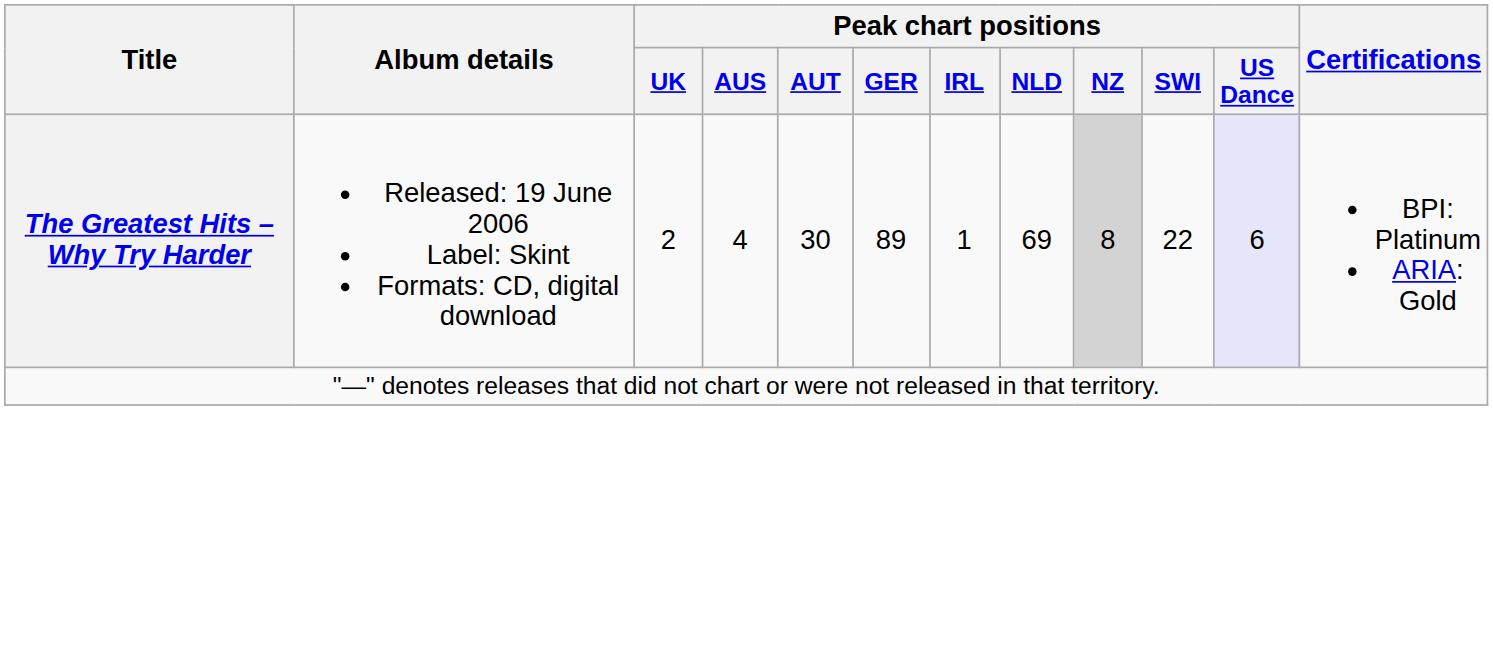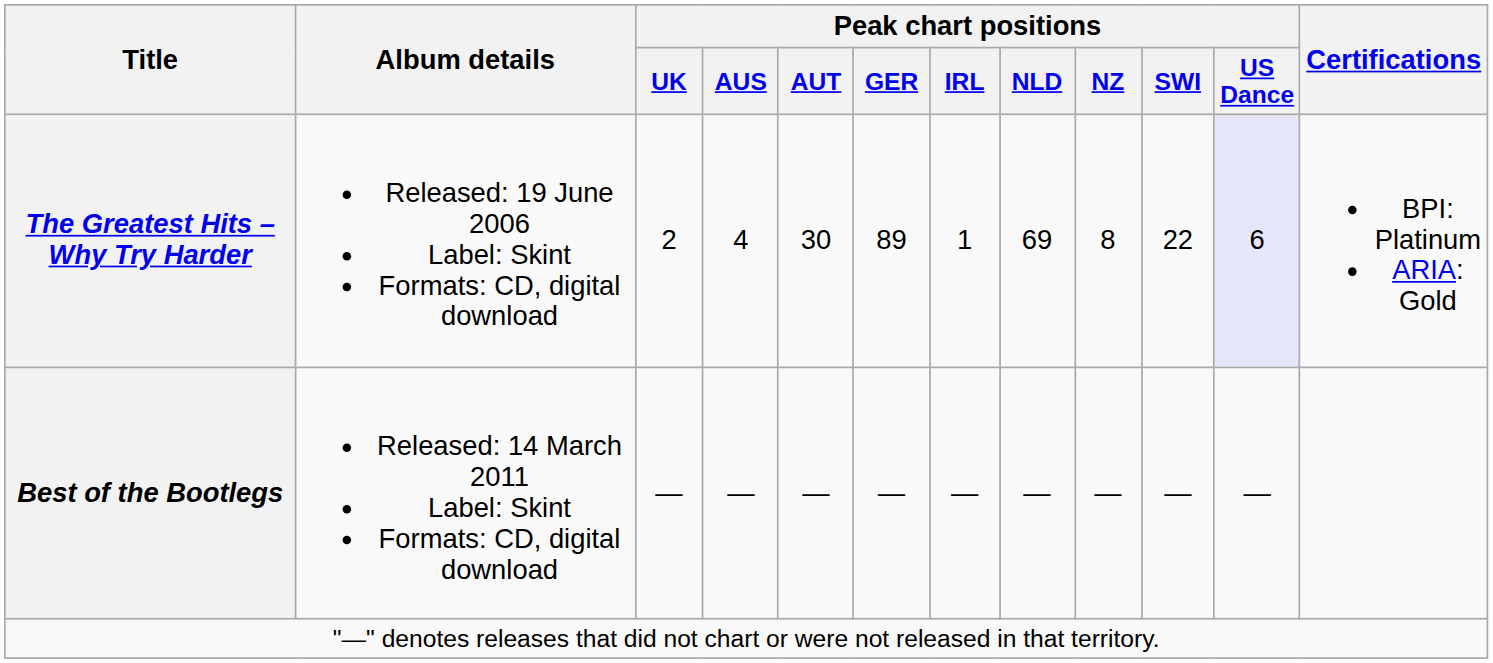(1108, 240) lightgrey background -> (1108, 240) no background
+ row: (150, 492)
